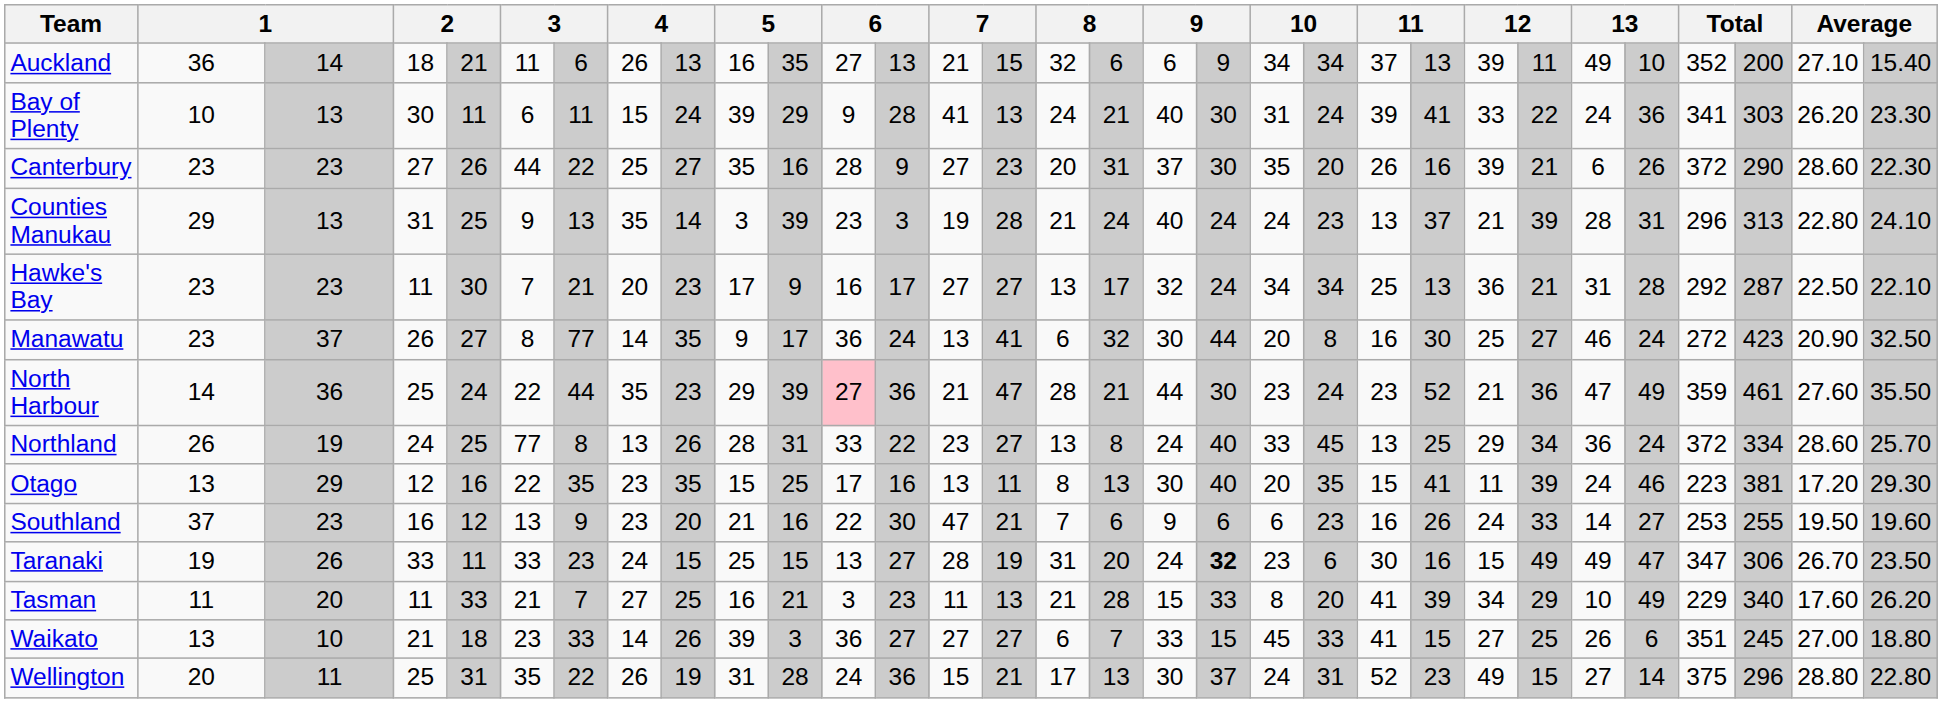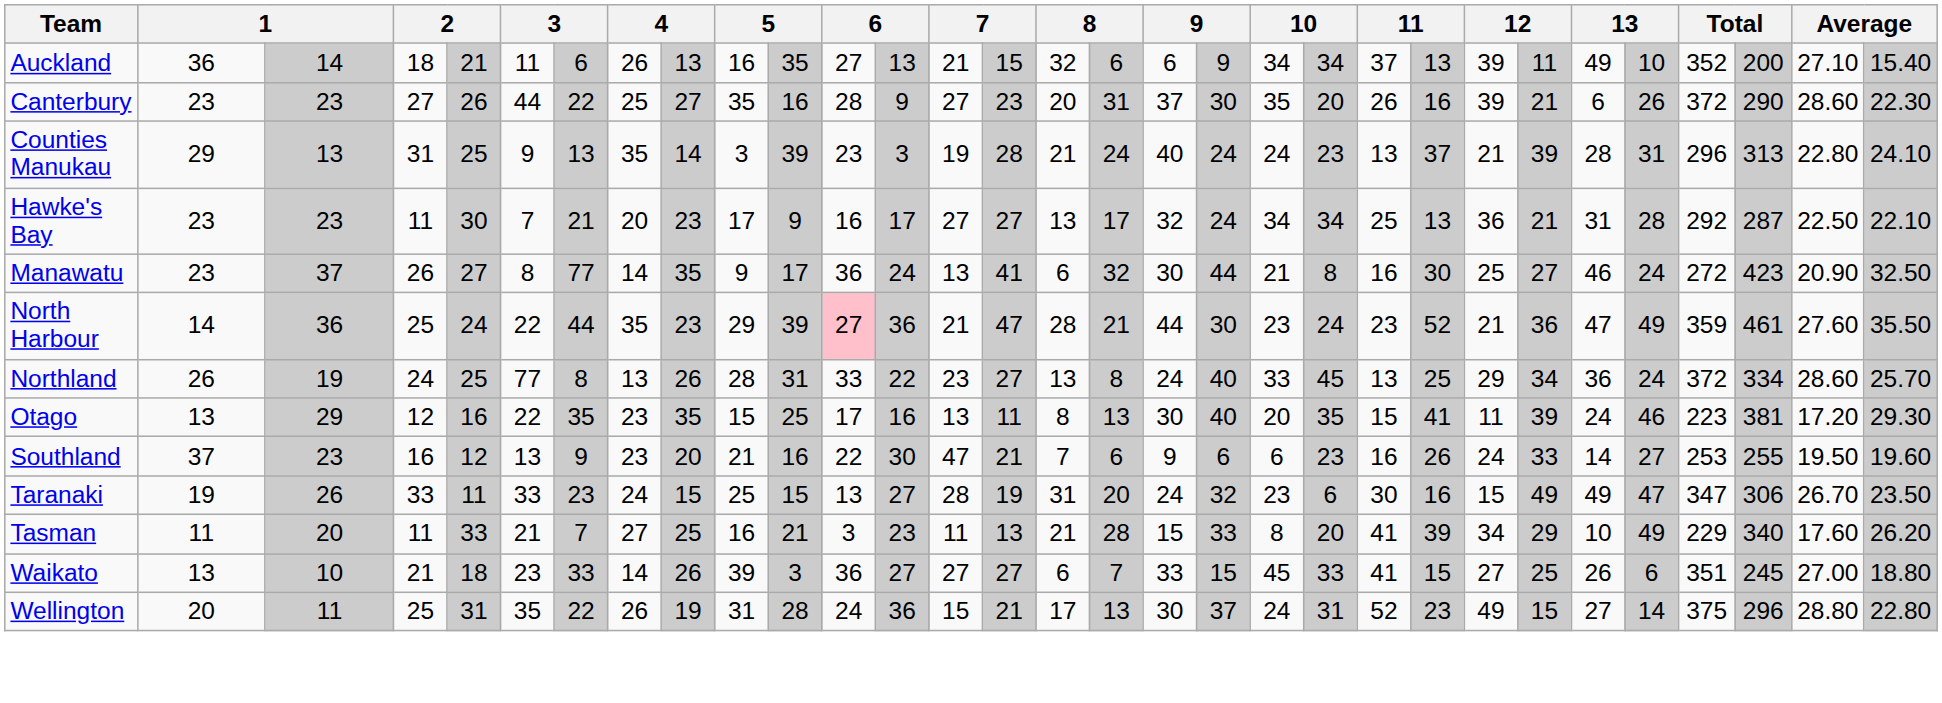- row: (45, 115)
(1277, 339) 20 -> (1277, 273) 21
(1223, 561) bold -> (1223, 494) normal
